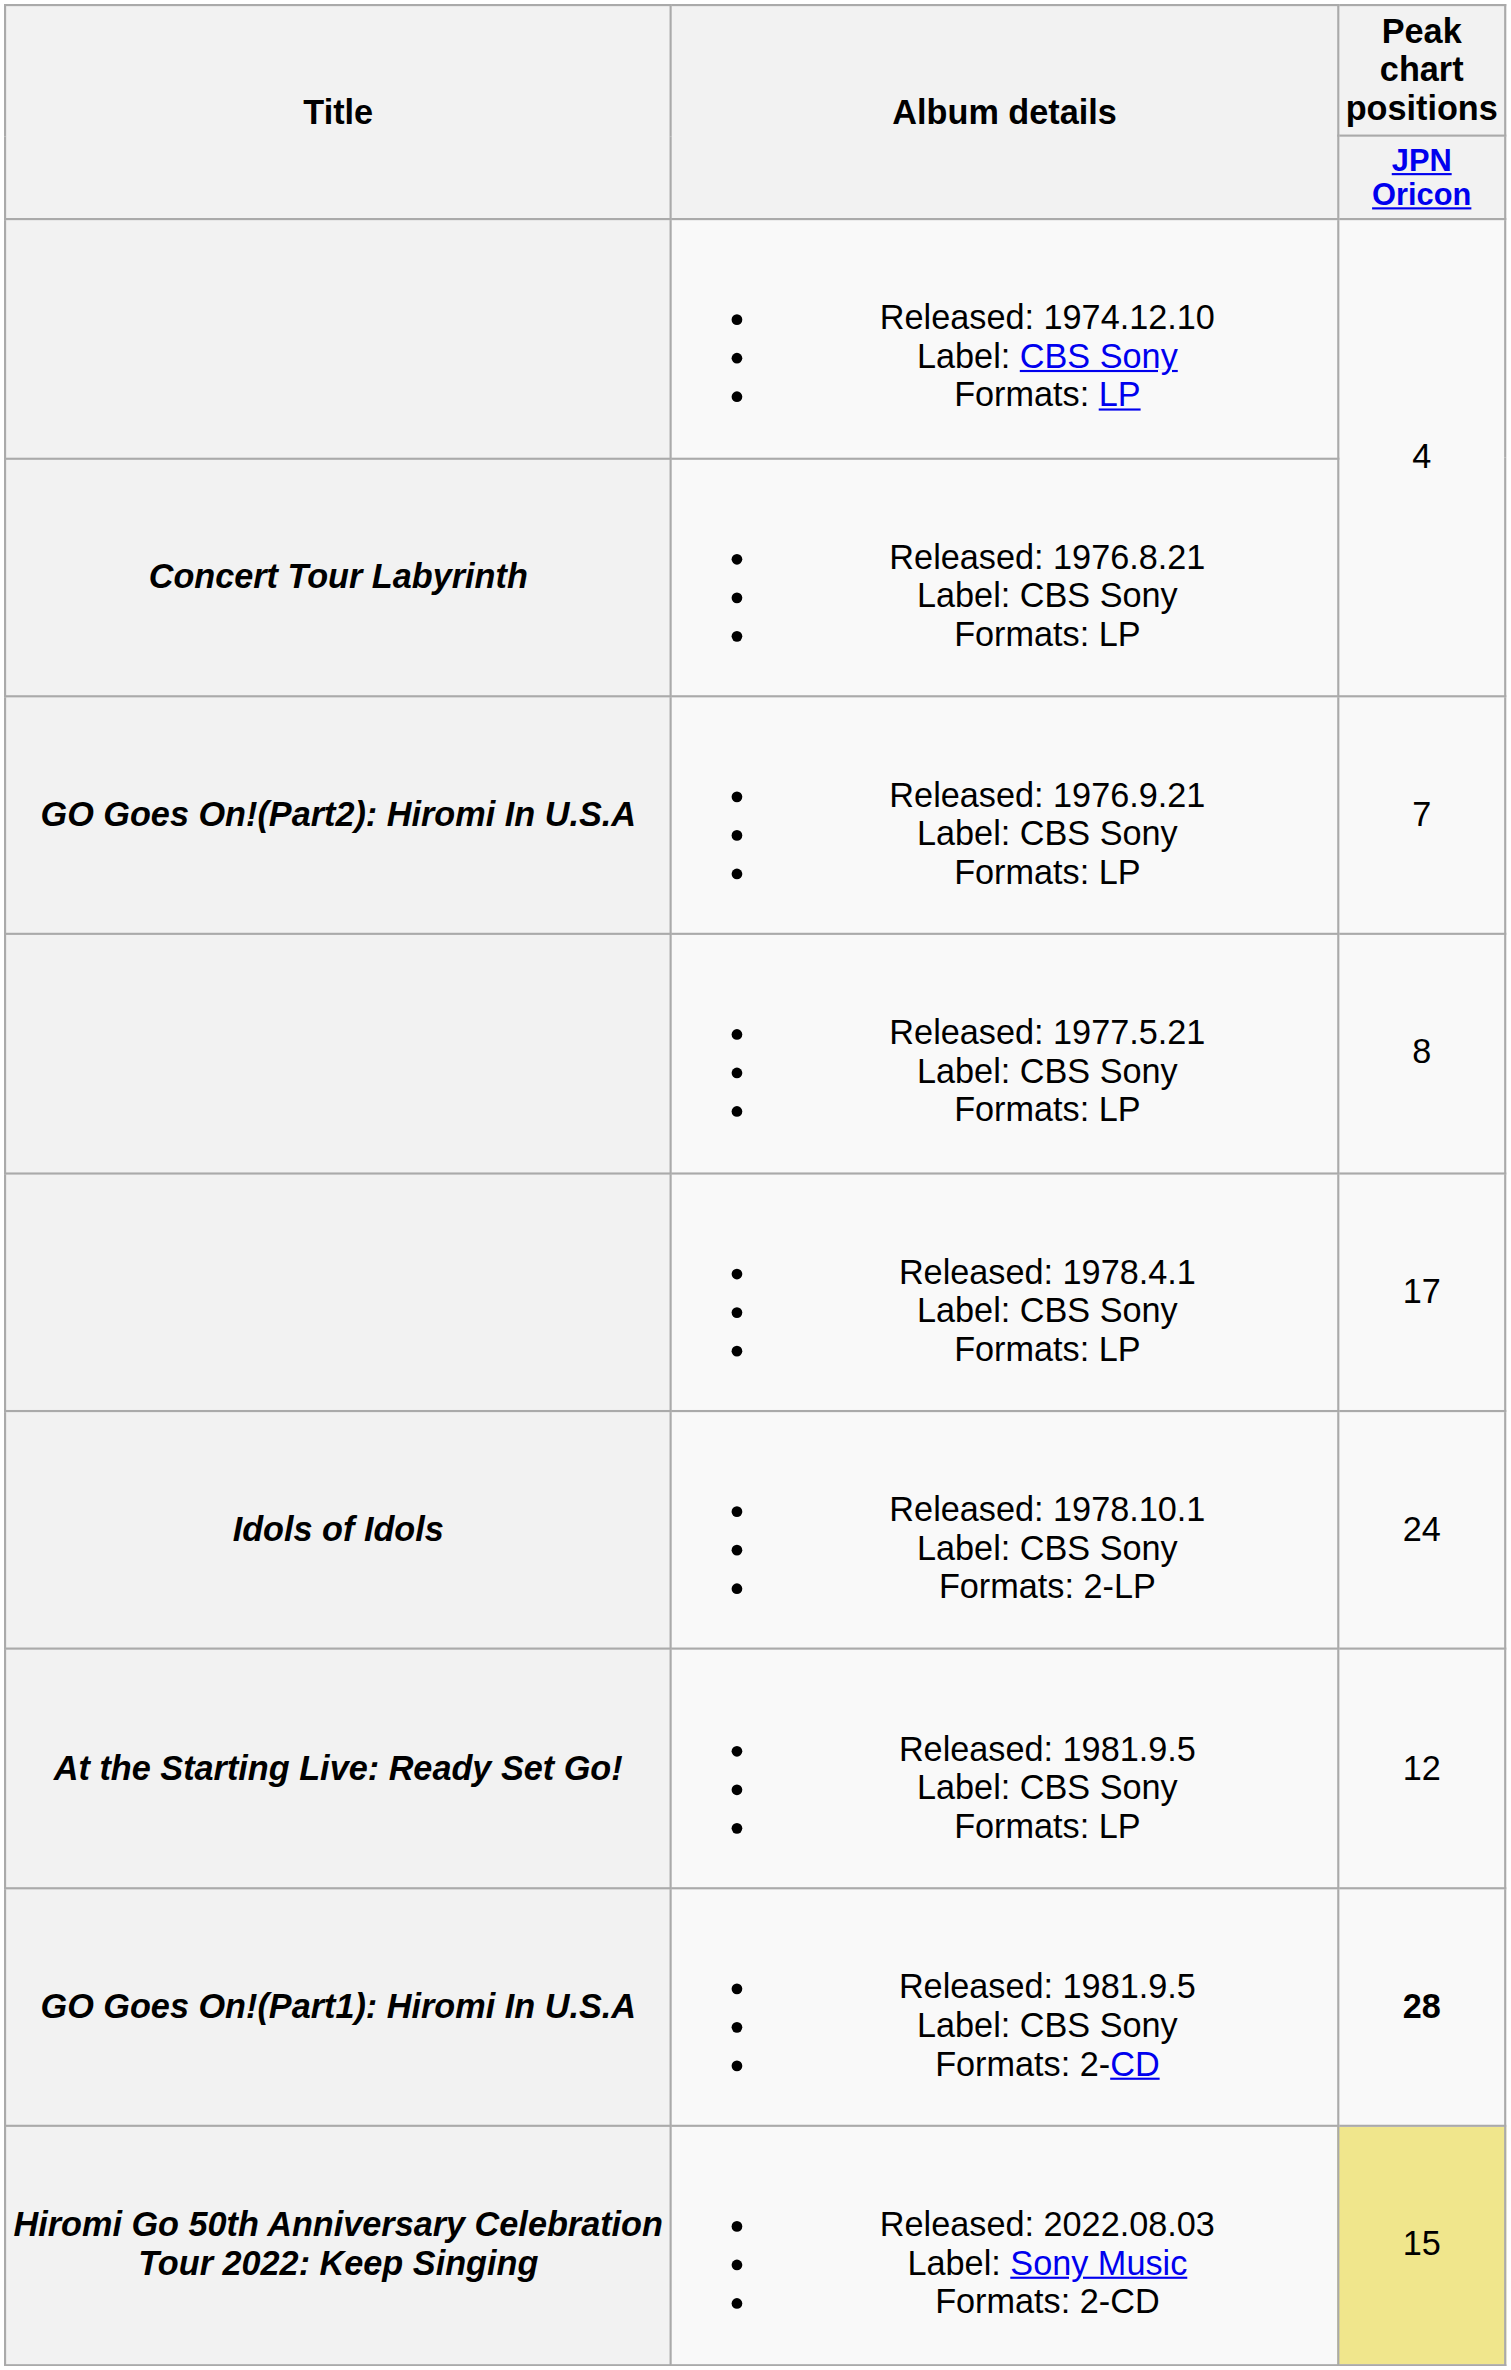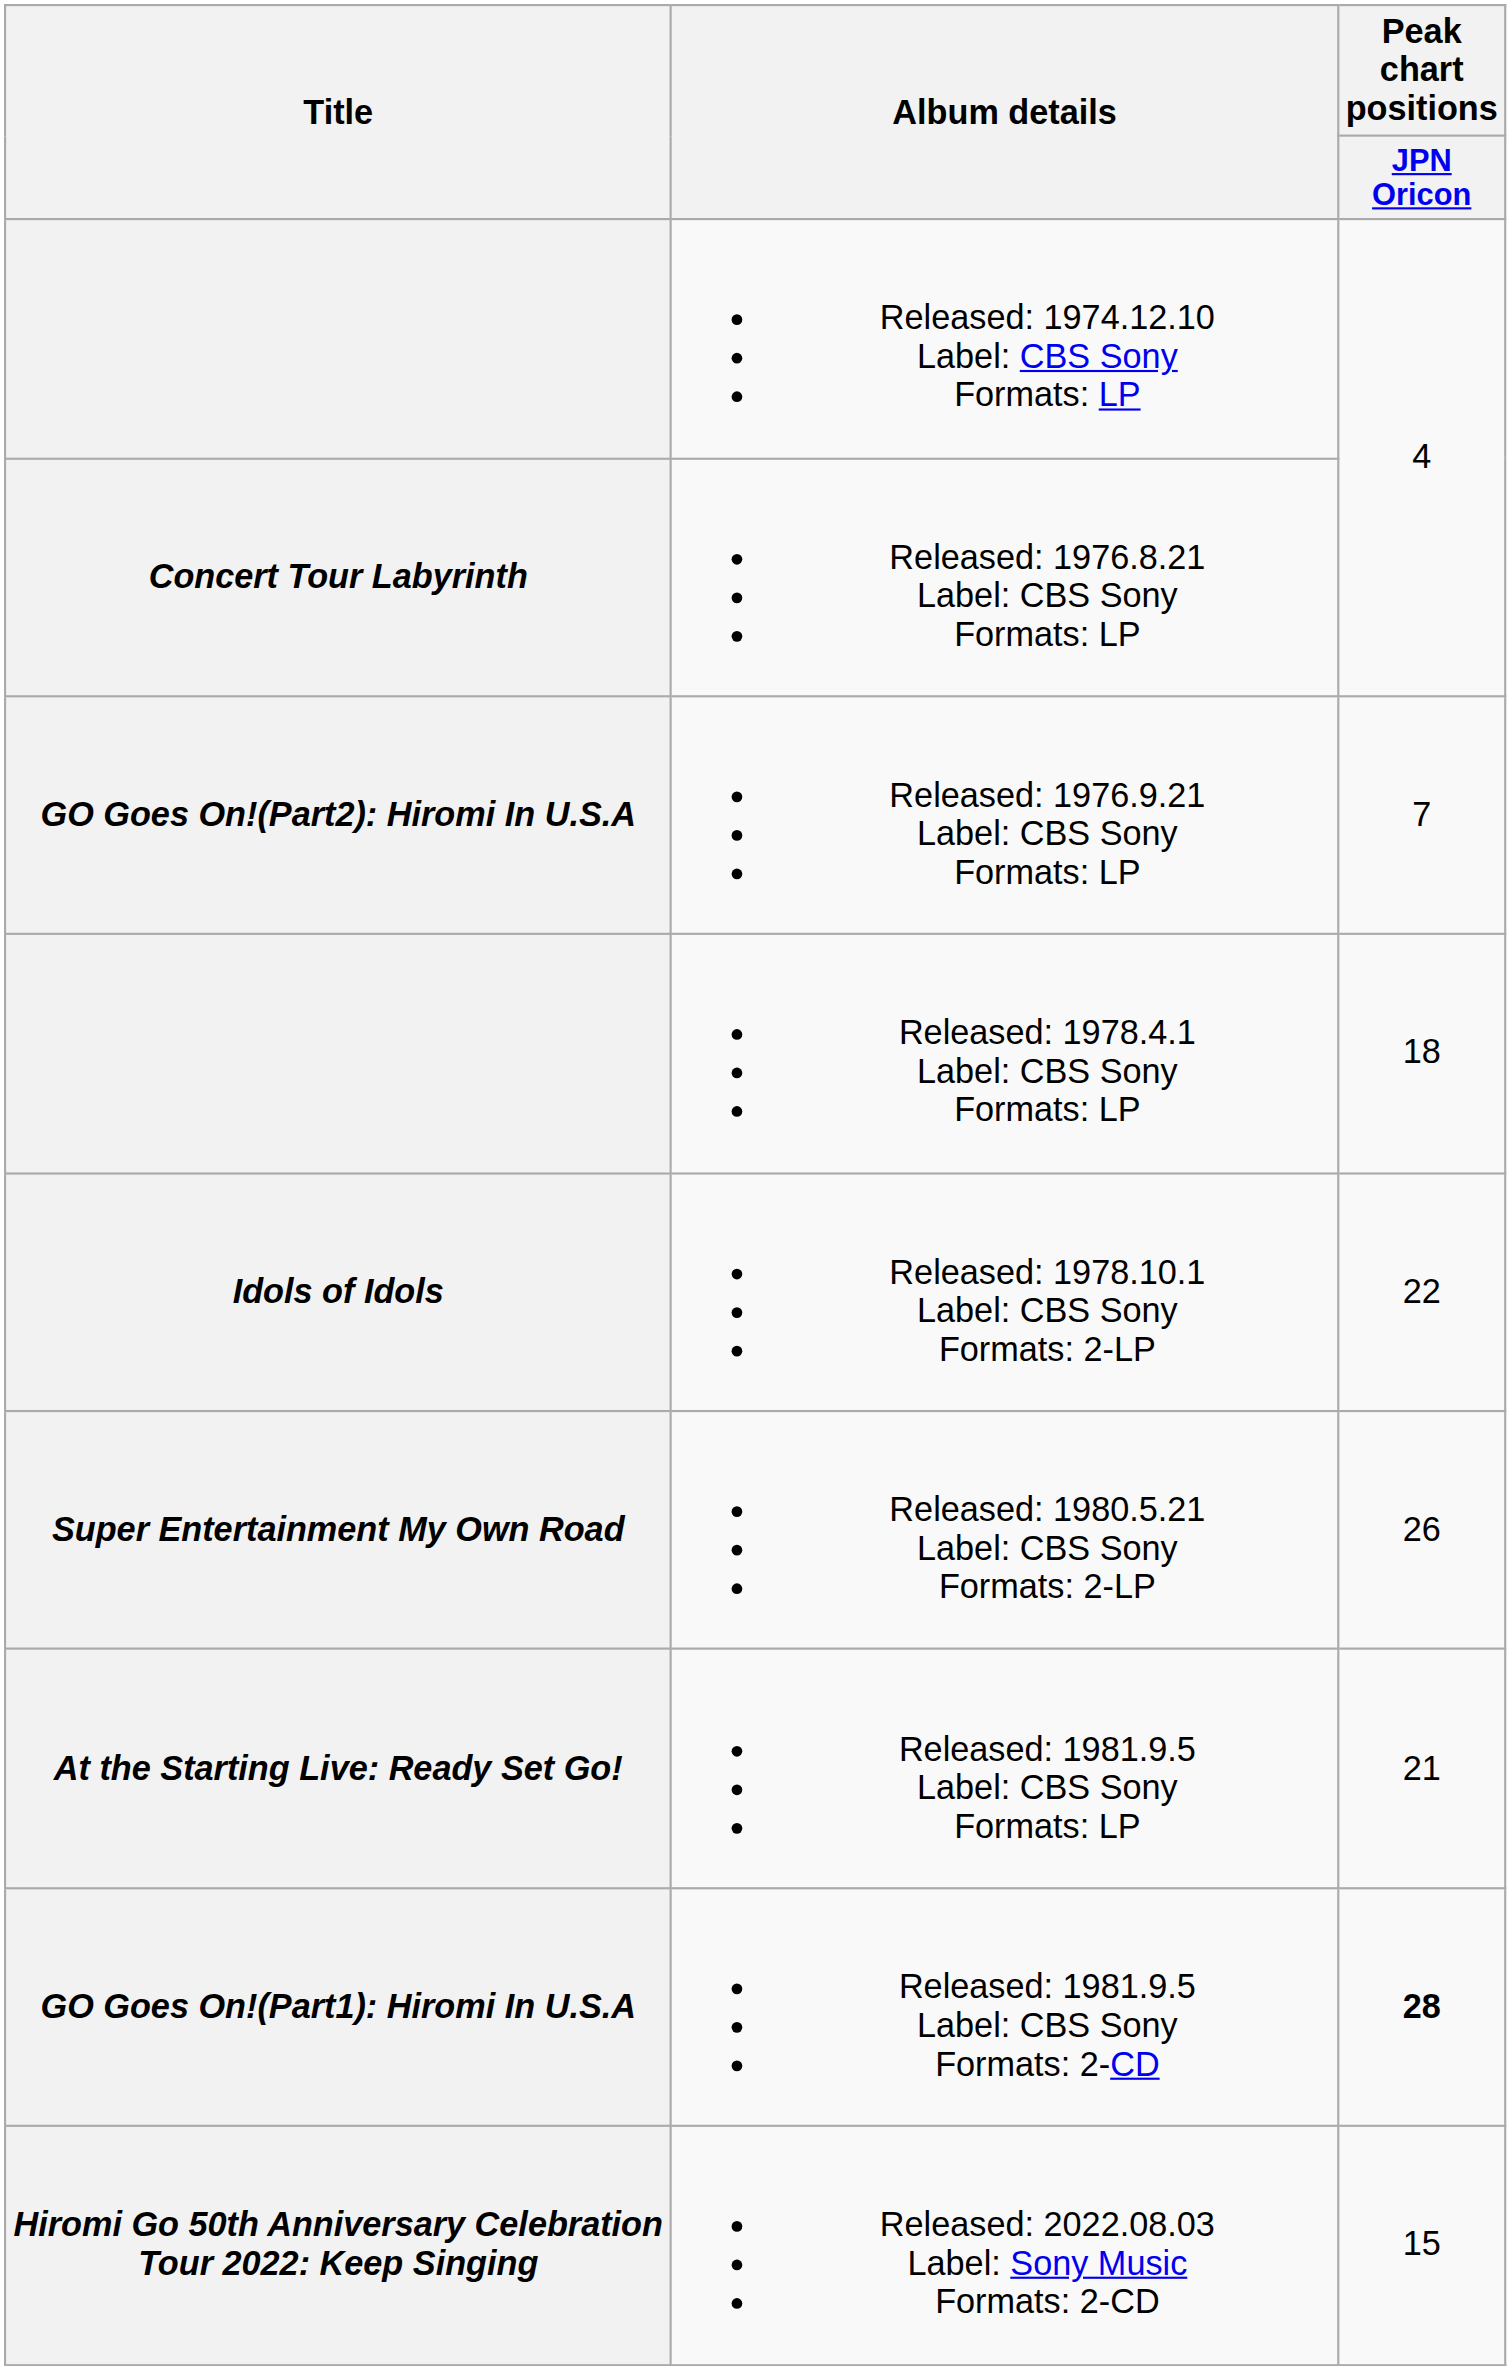- row: (1005, 1073)
(1422, 1291) 17 -> (1422, 1052) 18
(1422, 1529) 24 -> (1422, 1291) 22
+ row: (1005, 1549)
(1422, 1767) 12 -> (1422, 1767) 21
(1422, 2244) khaki background -> (1422, 2244) no background
